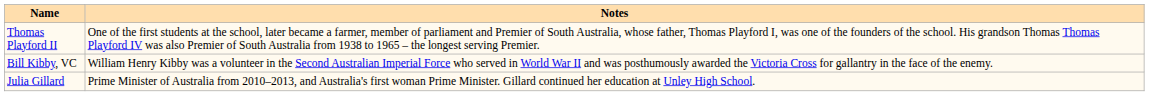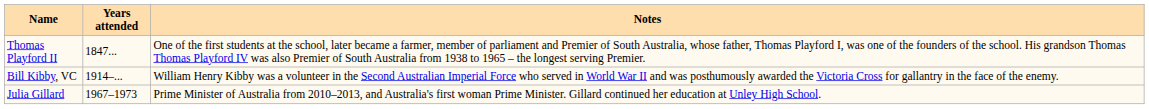+ column: (117, 20)
